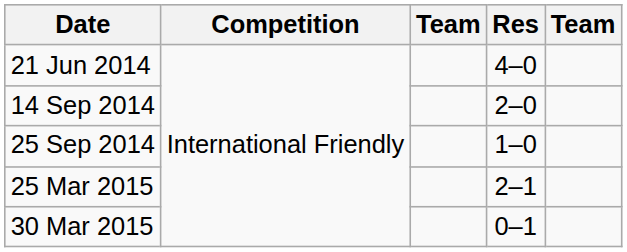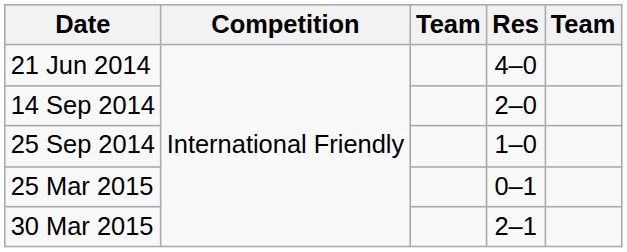(516, 186) 2–1 -> (516, 186) 0–1
(516, 226) 0–1 -> (516, 226) 2–1
